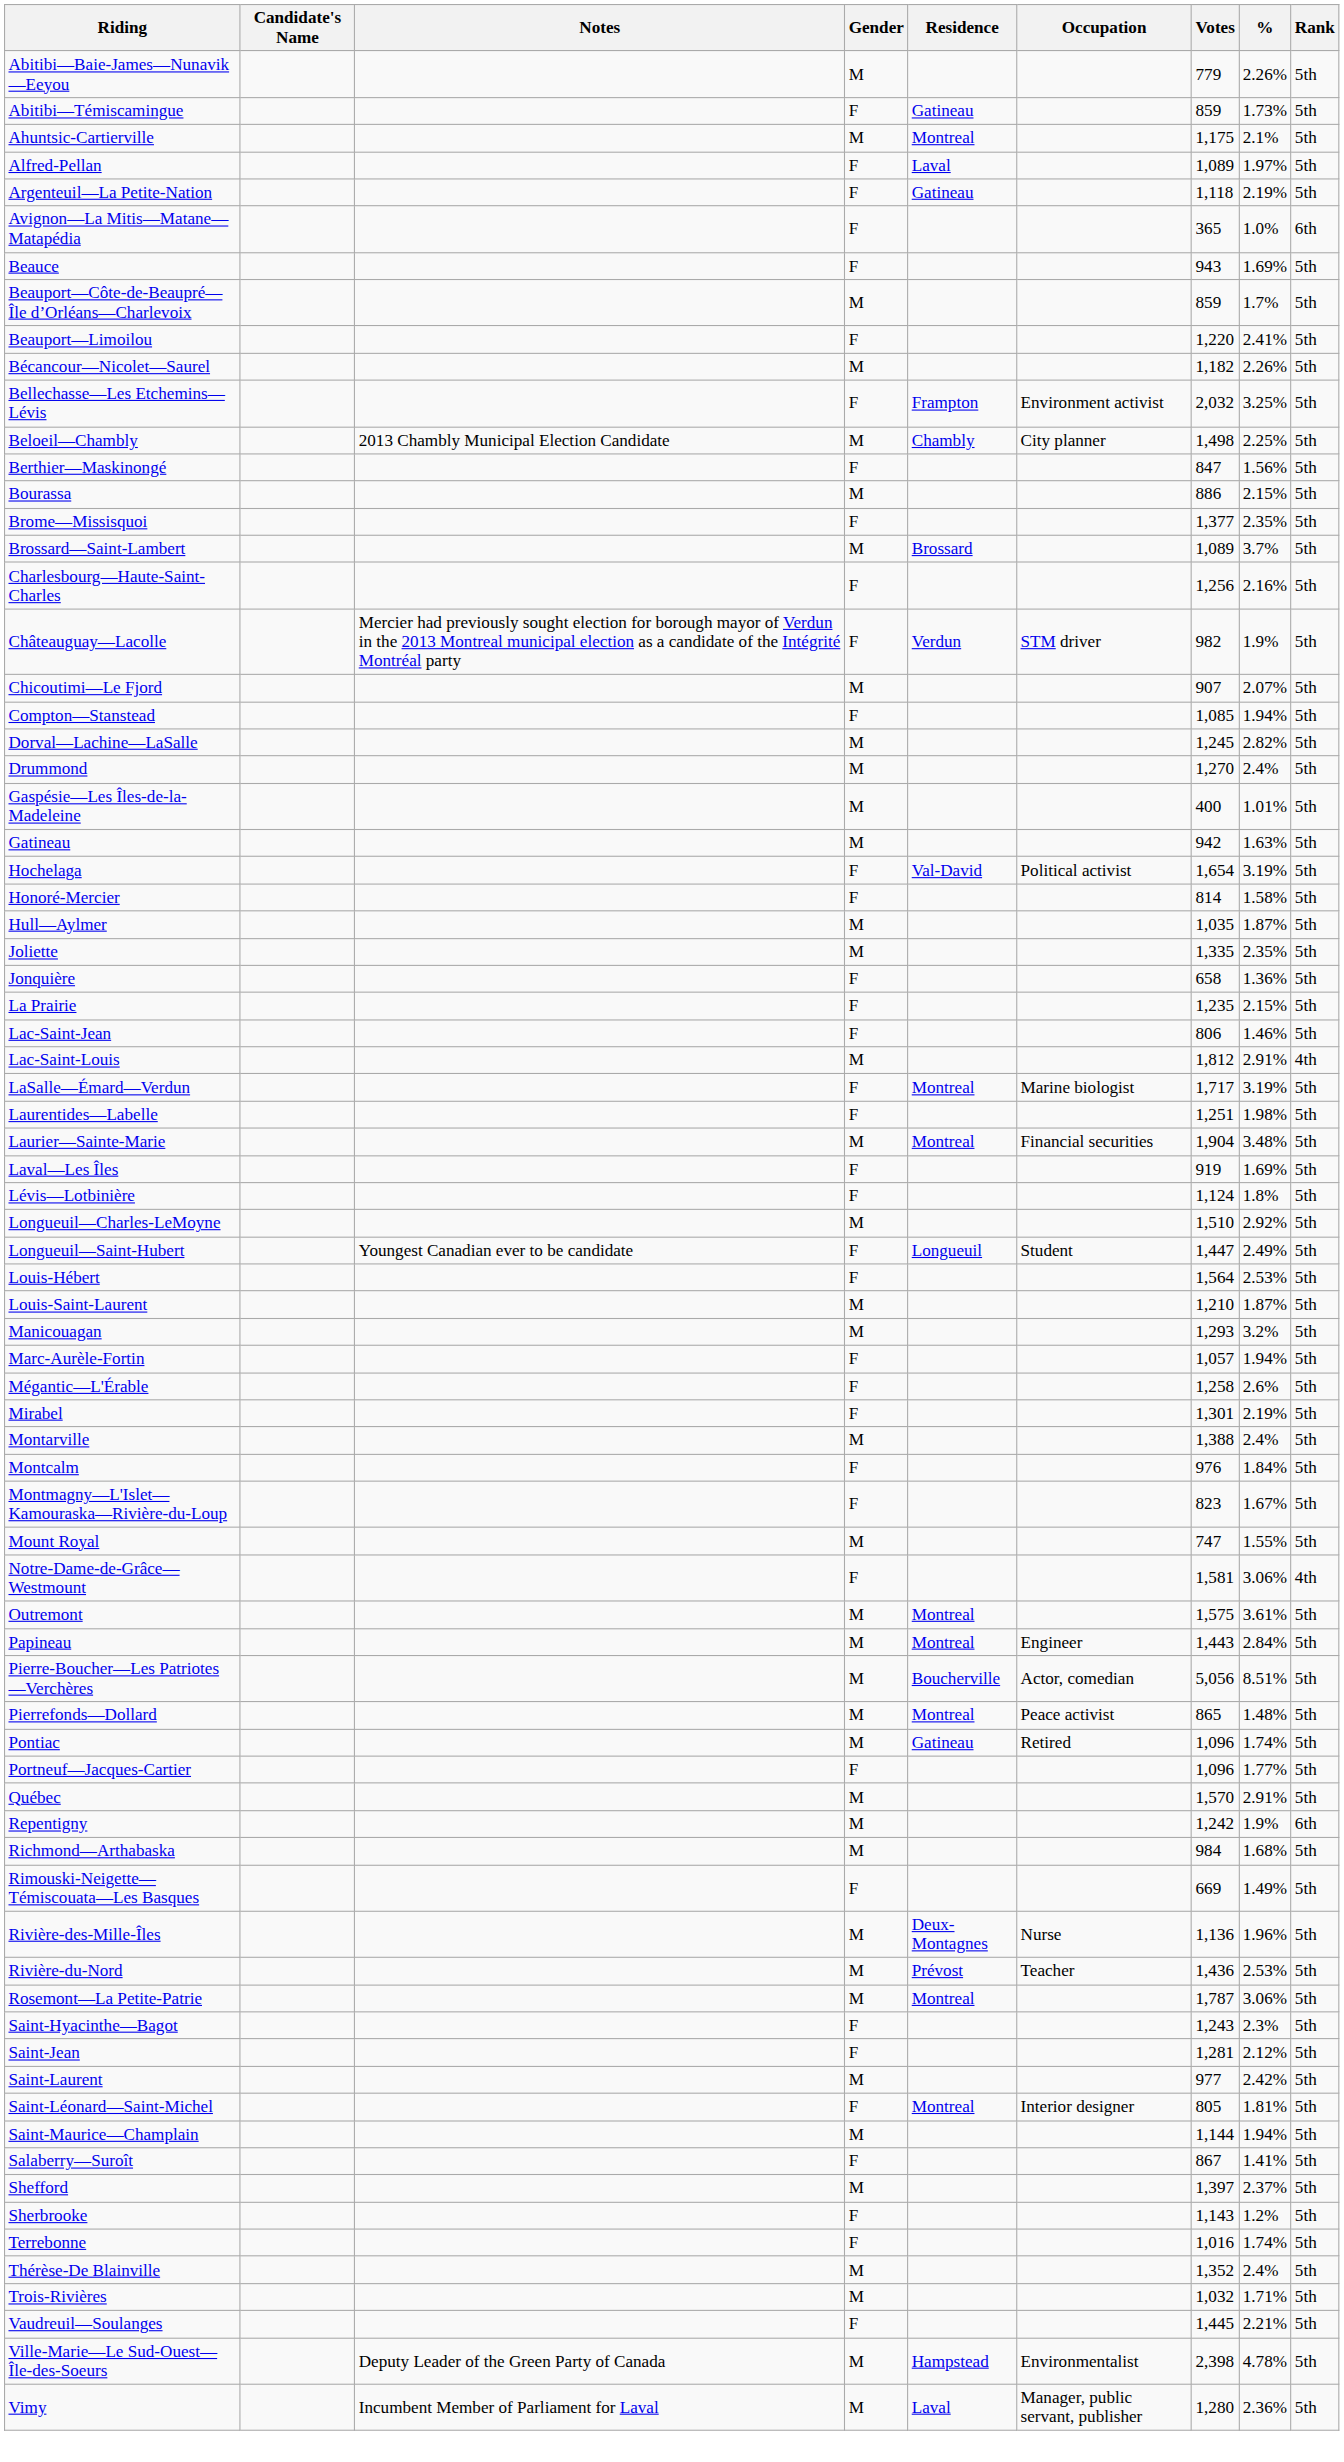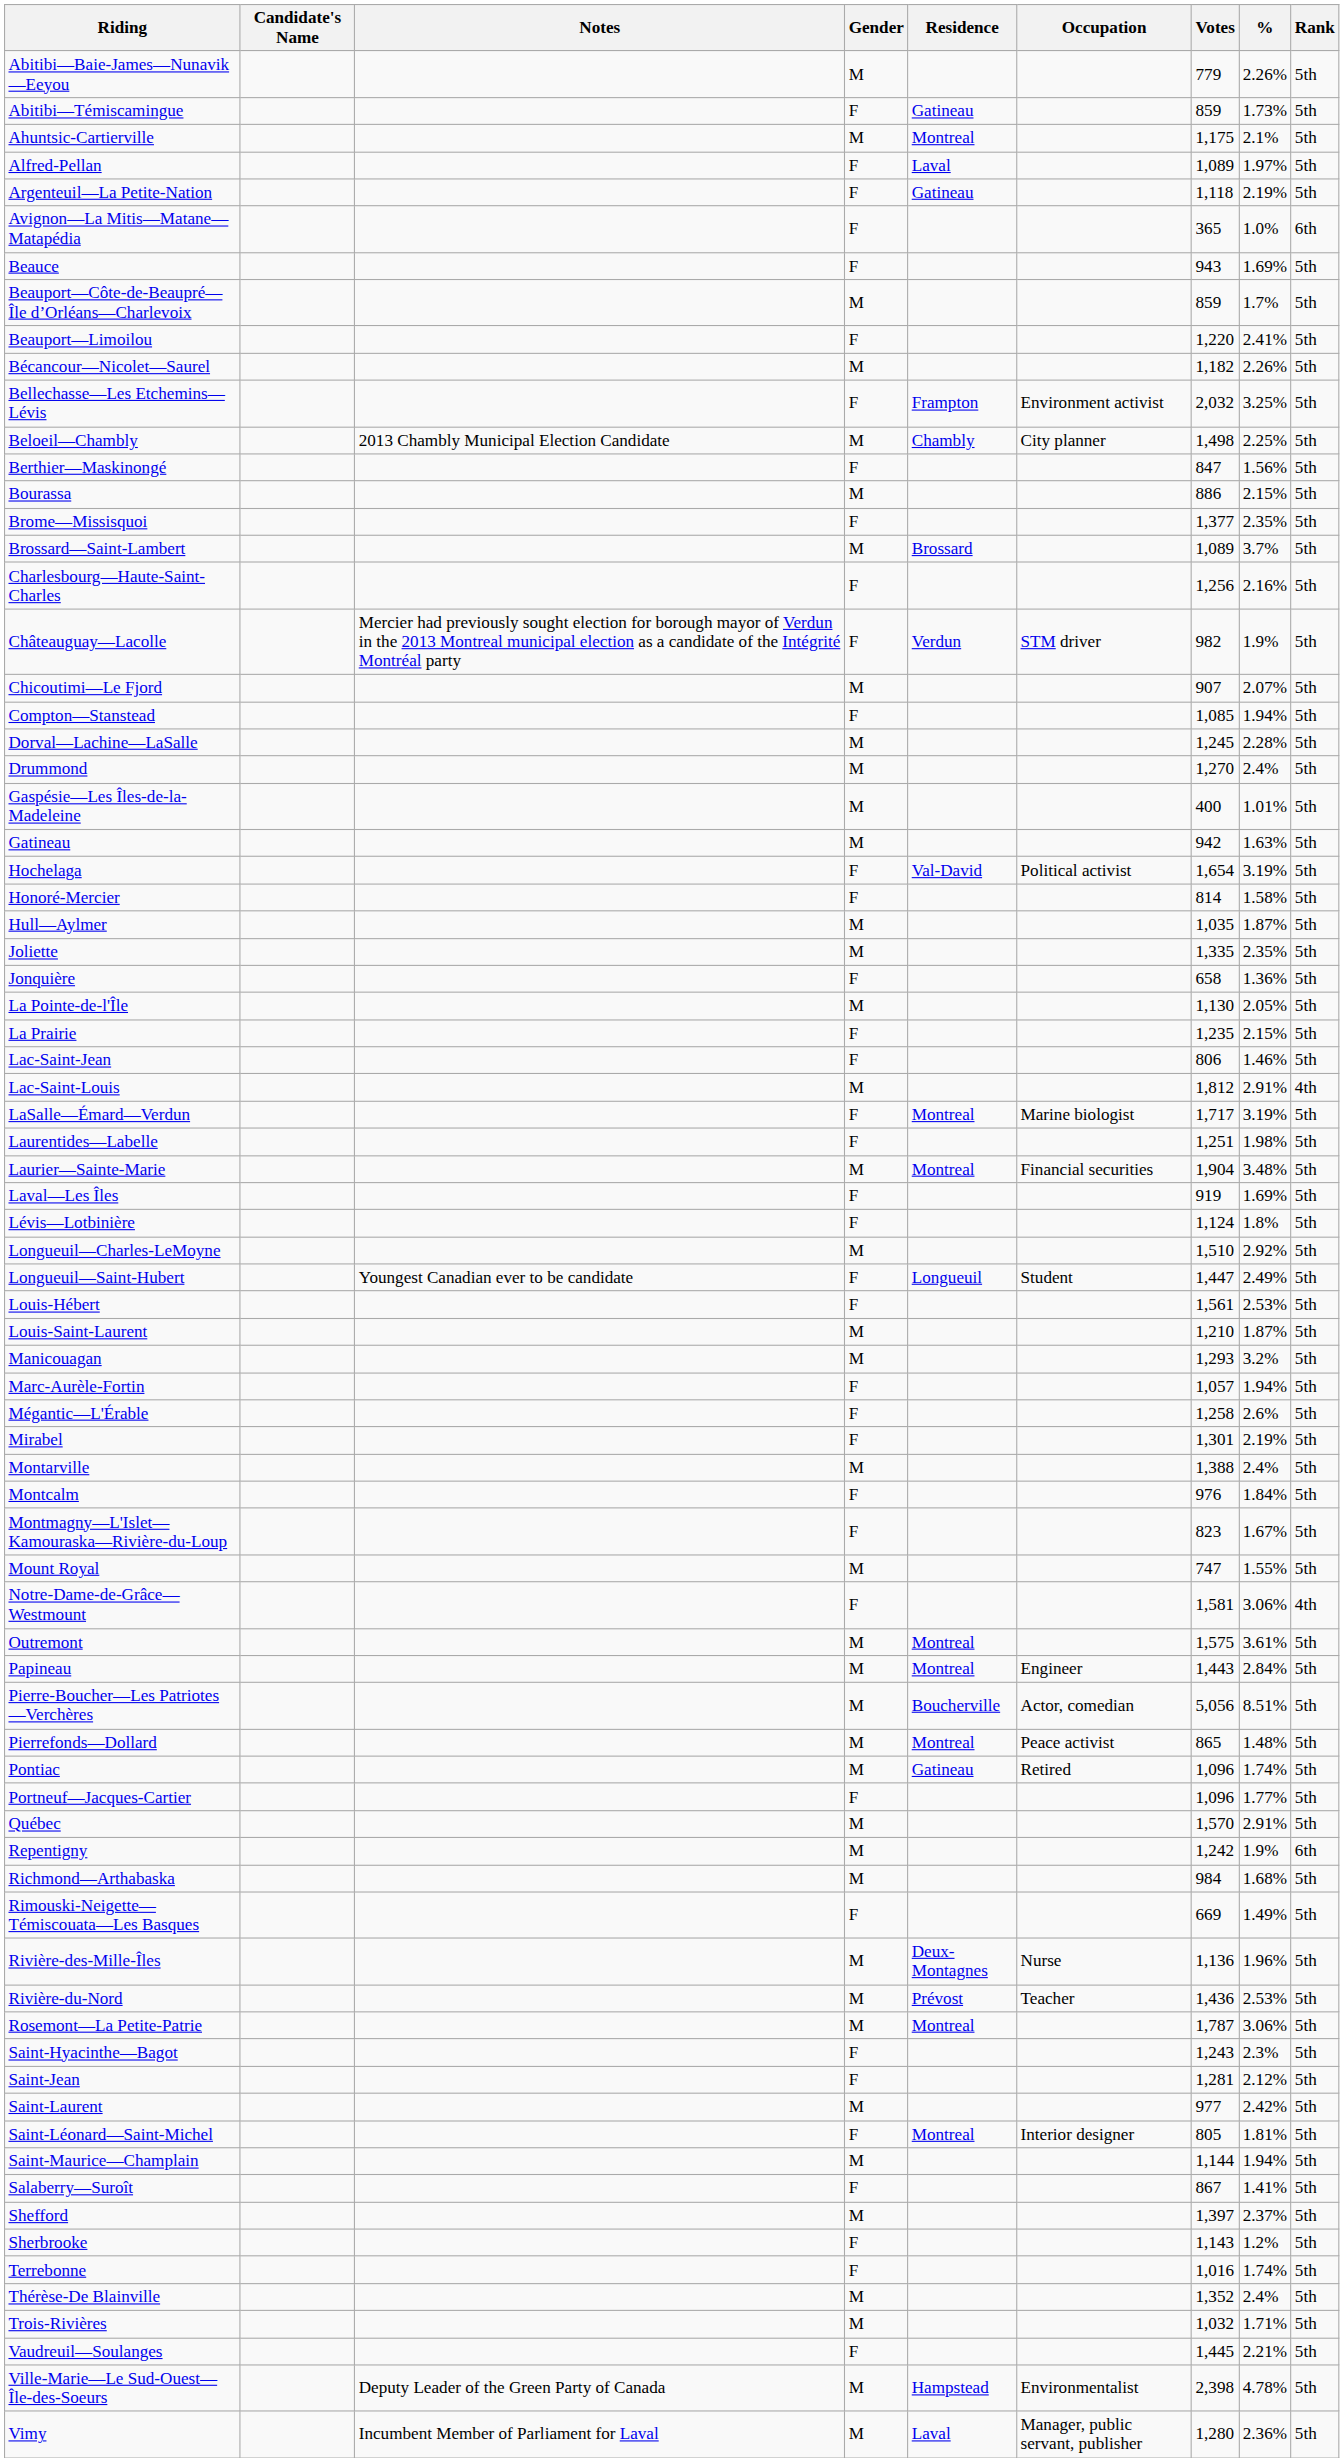(1265, 742) 2.82% -> (1265, 742) 2.28%
+ row: (68, 1005)
(1215, 1277) 1,564 -> (1215, 1304) 1,561
